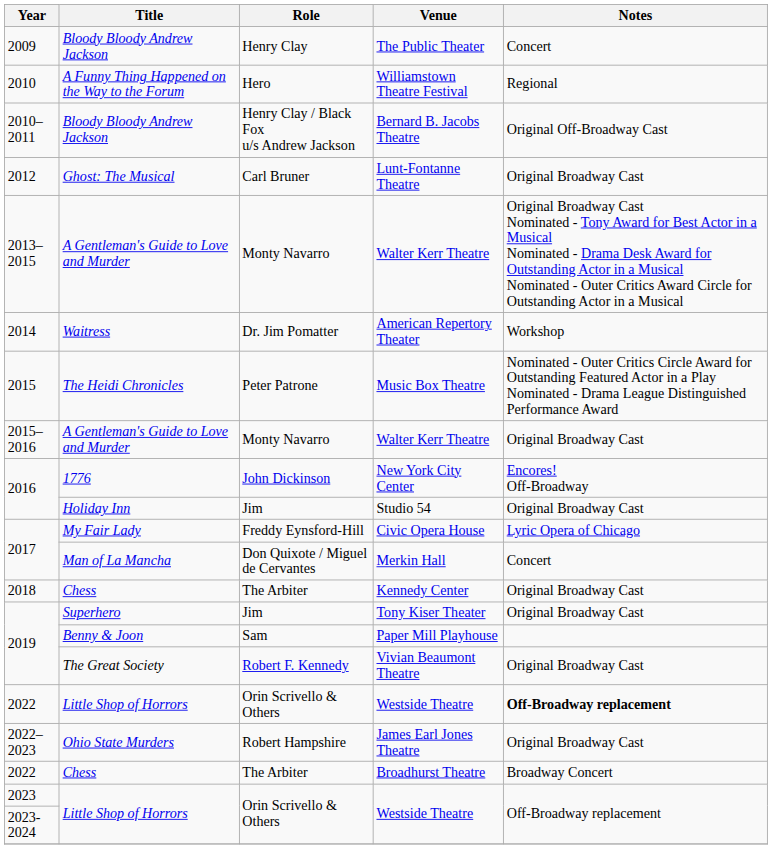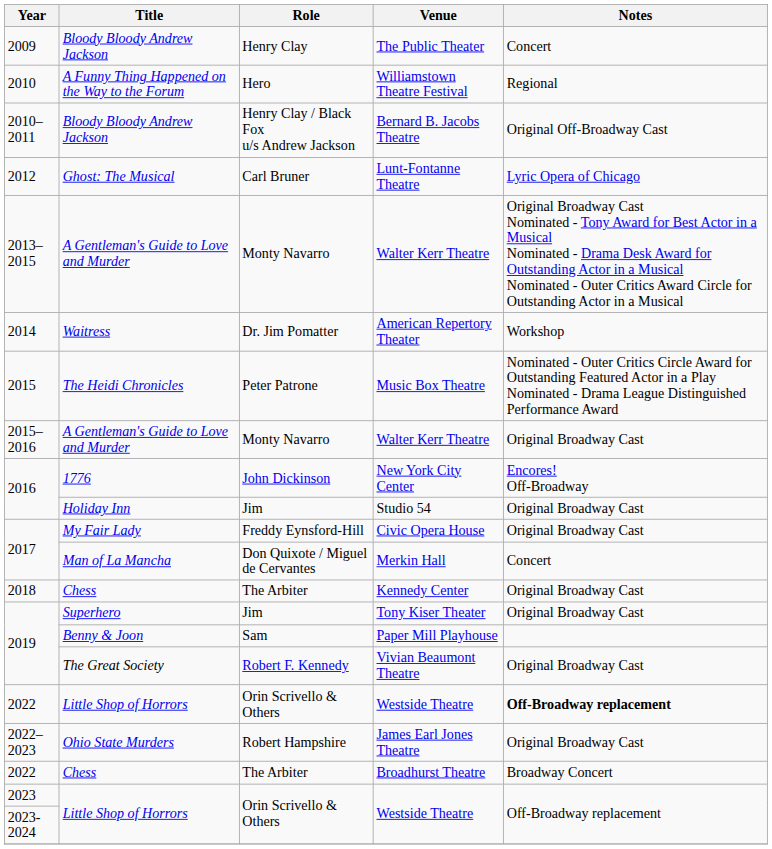(575, 176) Original Broadway Cast -> (573, 176) Lyric Opera of Chicago
(573, 530) Lyric Opera of Chicago -> (575, 530) Original Broadway Cast
